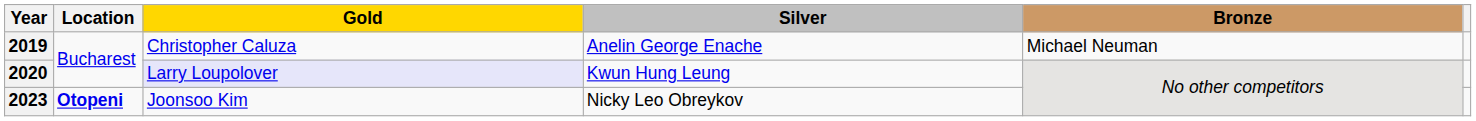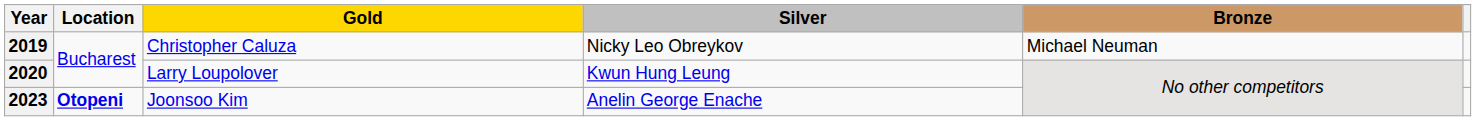(675, 45) Anelin George Enache -> (665, 45) Nicky Leo Obreykov
(212, 73) lavender background -> (212, 73) no background
(665, 101) Nicky Leo Obreykov -> (675, 101) Anelin George Enache
